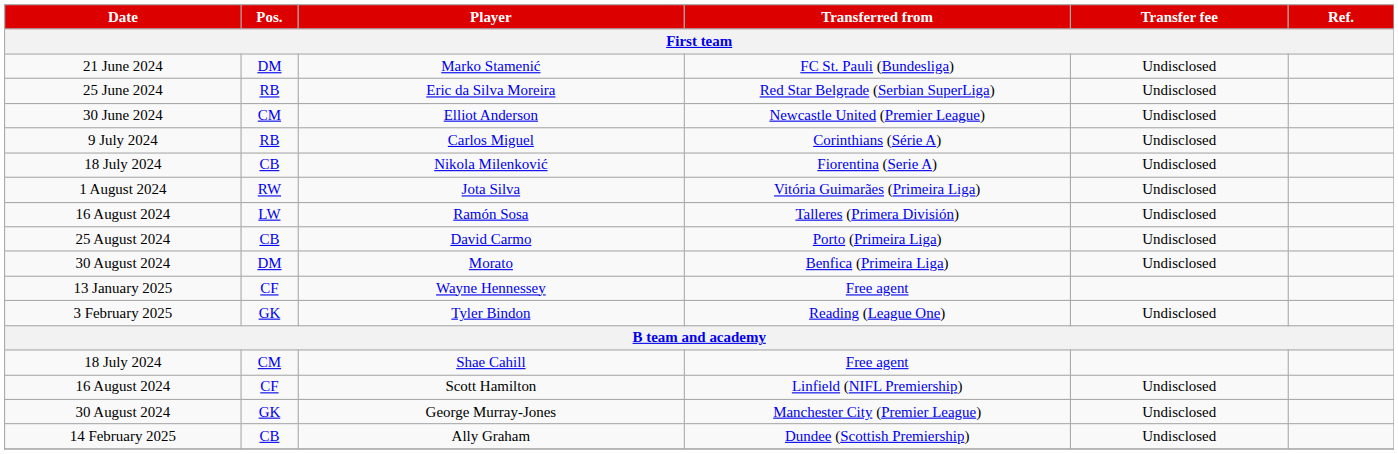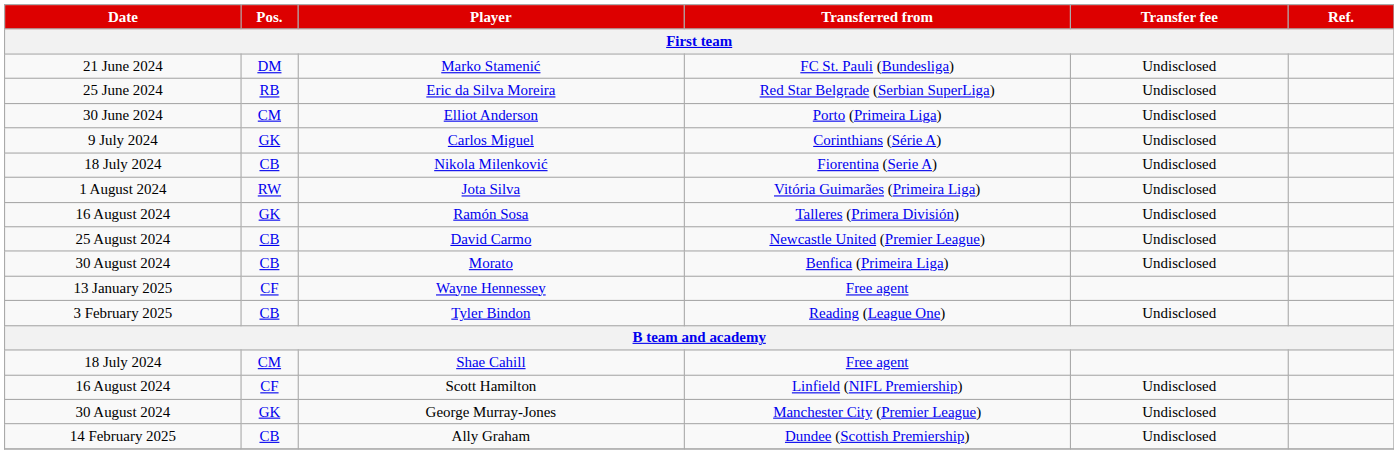(877, 115) Newcastle United (Premier League) -> (877, 115) Porto (Primeira Liga)
(269, 139) RB -> (269, 139) GK
(269, 213) LW -> (269, 213) GK
(877, 238) Porto (Primeira Liga) -> (877, 238) Newcastle United (Premier League)
(269, 263) DM -> (269, 263) CB
(269, 312) GK -> (269, 312) CB
